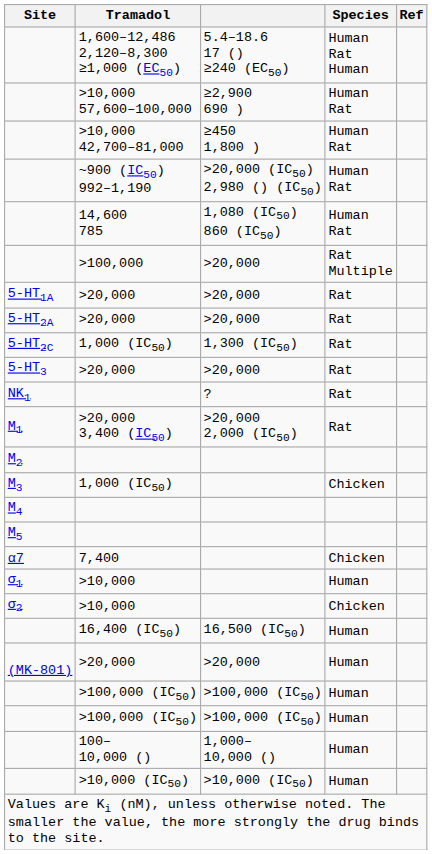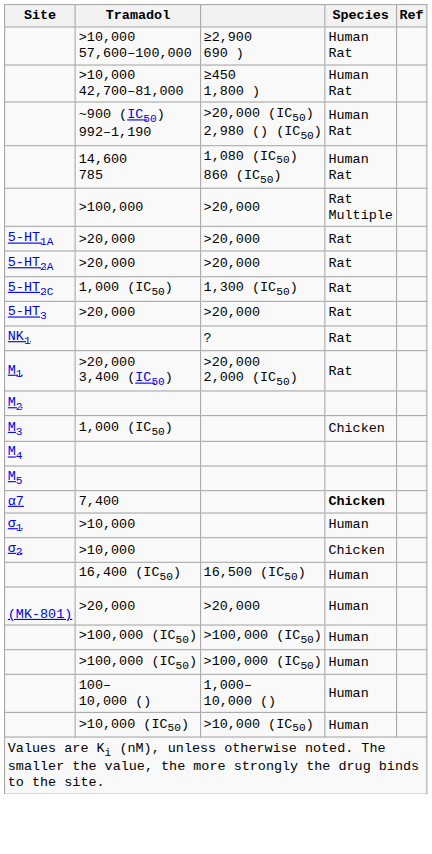- row: (40, 55)
(357, 558) normal -> (357, 502) bold
